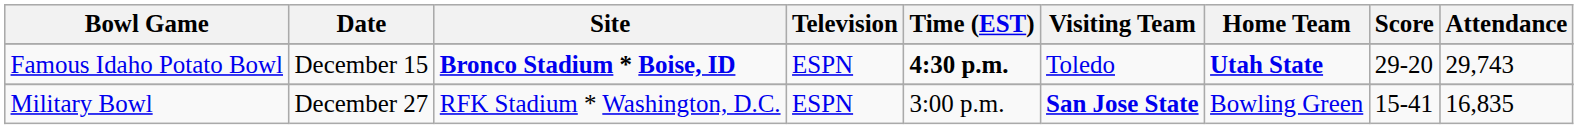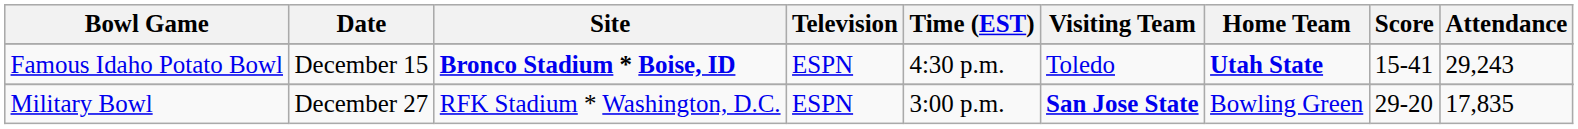(959, 63) bold -> (957, 63) normal
(1404, 63) 29-20 -> (1404, 63) 15-41
(1480, 63) 29,743 -> (1480, 63) 29,243
(1404, 103) 15-41 -> (1404, 103) 29-20
(1480, 103) 16,835 -> (1480, 103) 17,835
